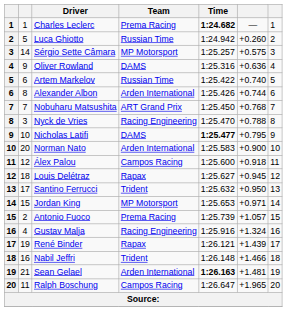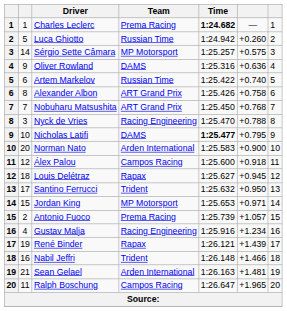(158, 93) Arden International -> (151, 93) ART Grand Prix
(253, 93) +0.744 -> (253, 93) +0.758
(253, 230) +1.324 -> (253, 230) +1.234
(218, 271) bold -> (218, 271) normal
